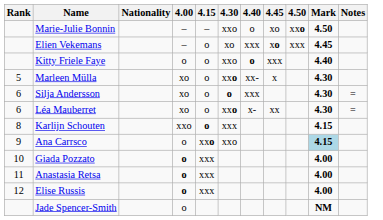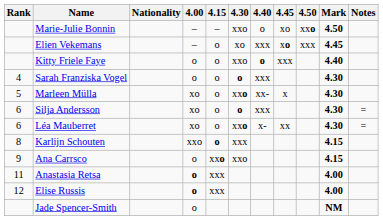+ row: (81, 77)
(323, 142) lightblue background -> (334, 158) no background
- row: (65, 158)
